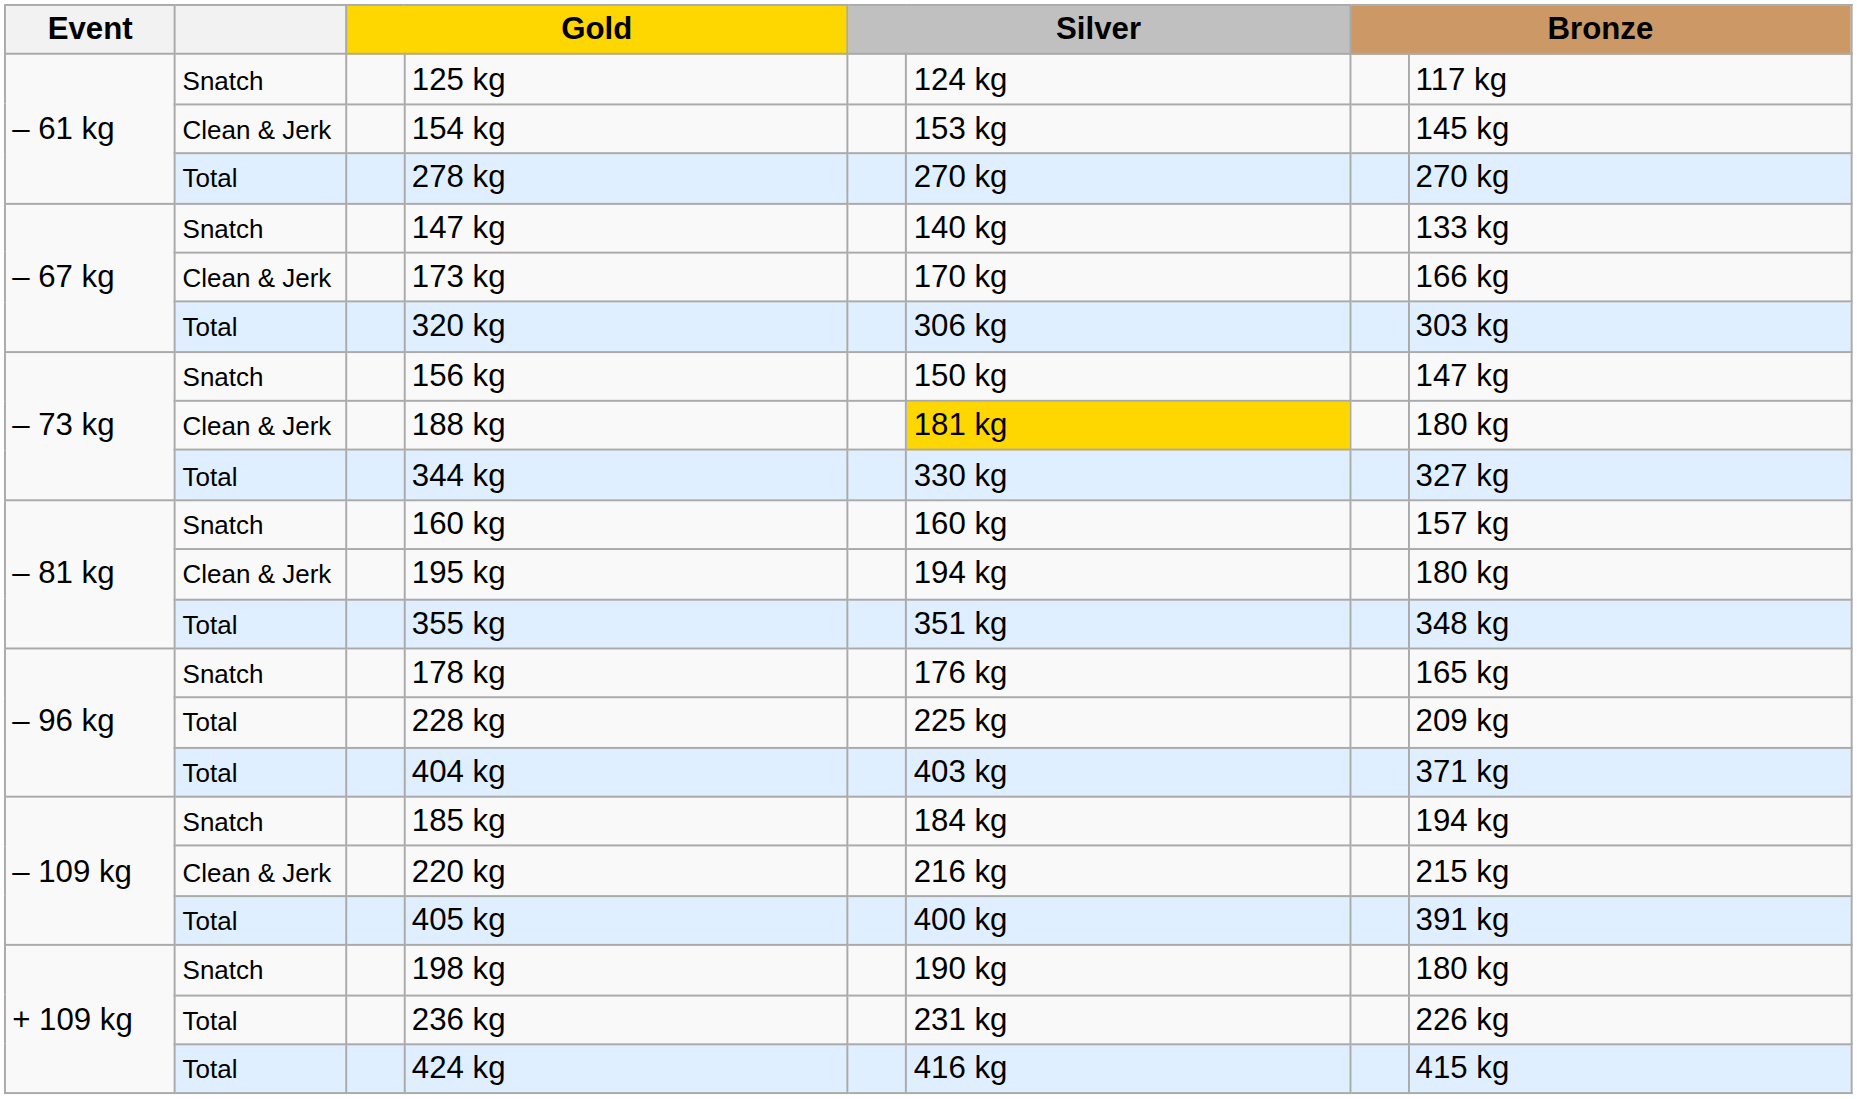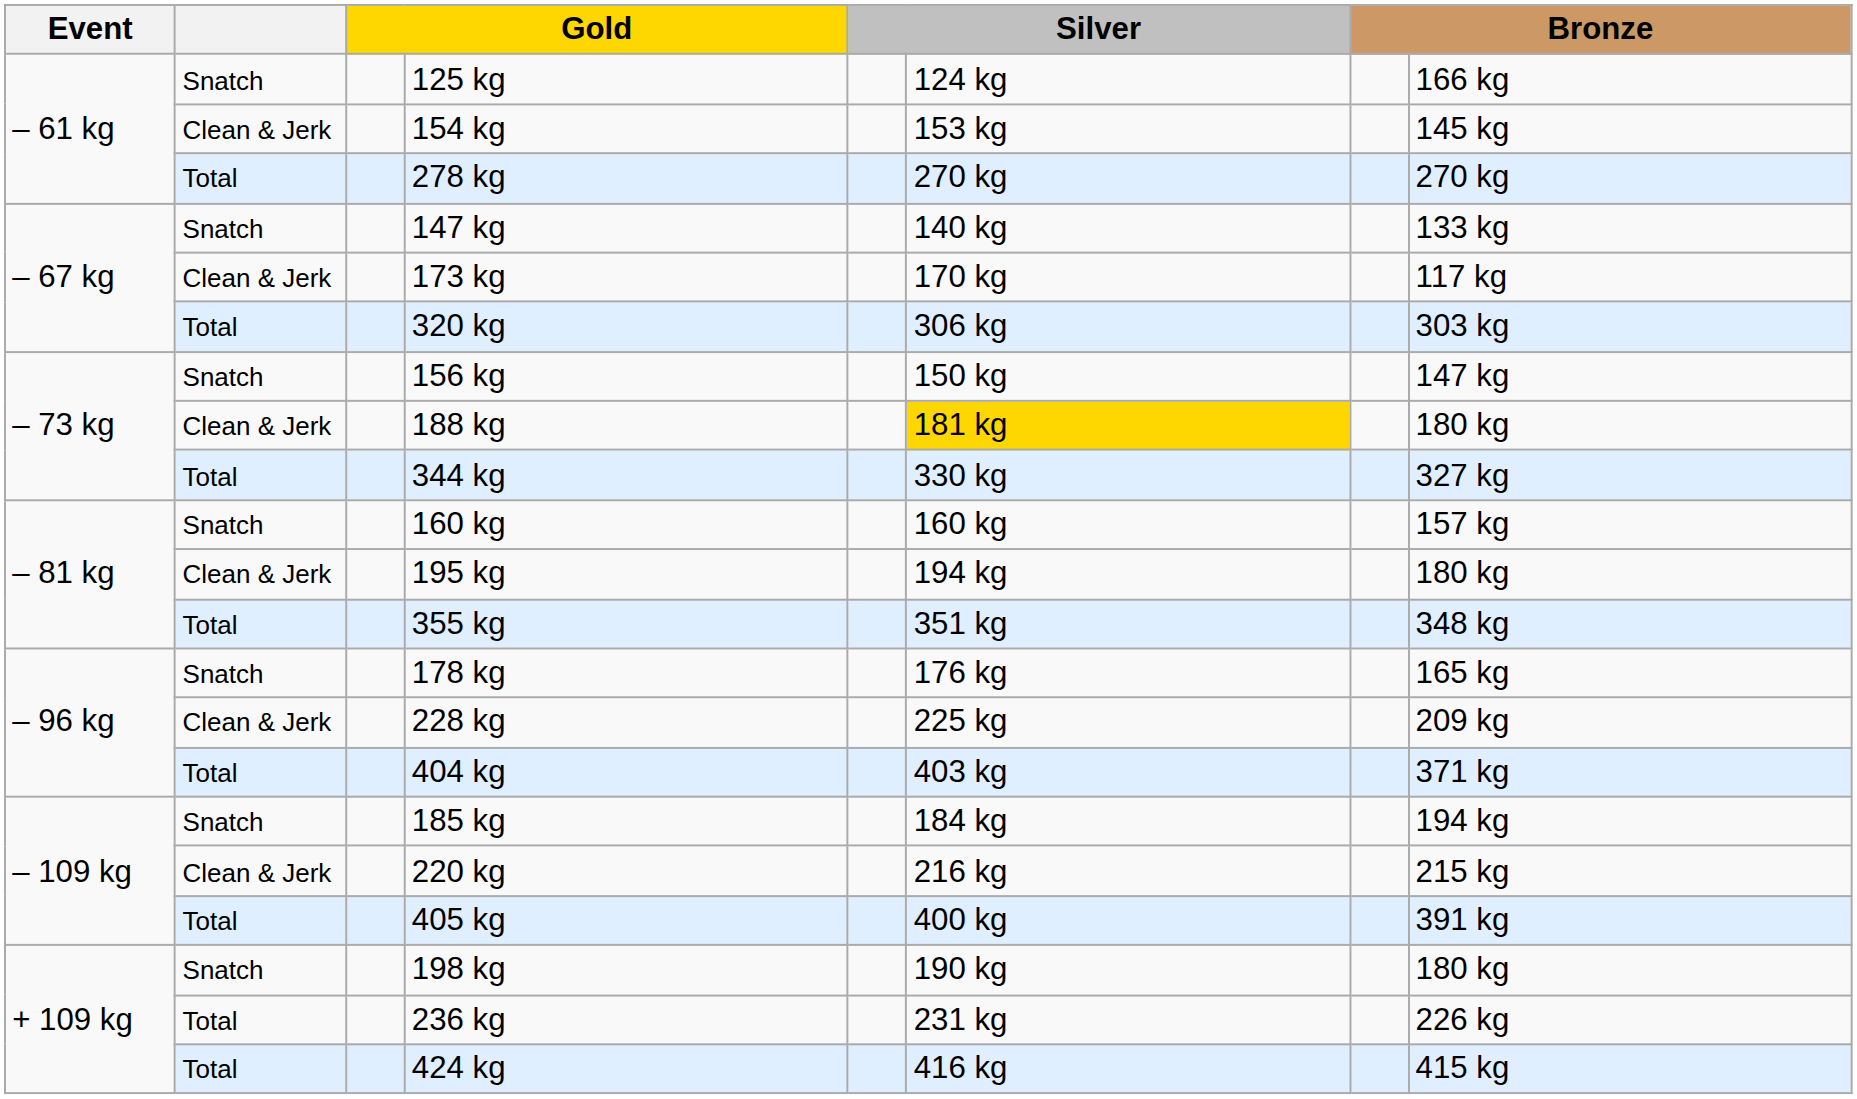(1461, 78) 117 kg -> (1462, 78) 166 kg
(1462, 276) 166 kg -> (1461, 276) 117 kg
(210, 723) Total -> (257, 723) Clean & Jerk
